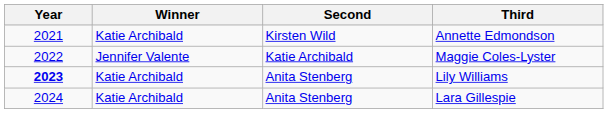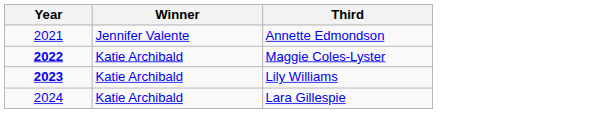- column: (348, 14)
(139, 35) Katie Archibald -> (142, 35) Jennifer Valente
(48, 56) normal -> (48, 56) bold
(142, 56) Jennifer Valente -> (139, 56) Katie Archibald
